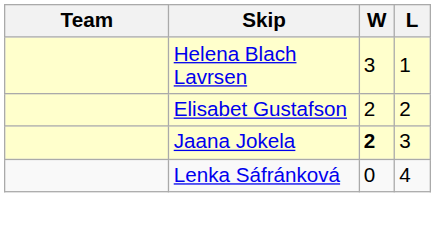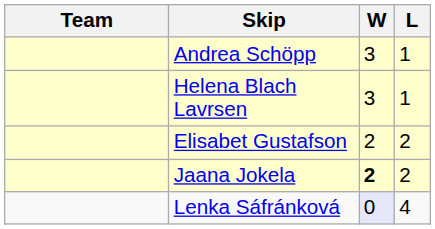+ row: (245, 53)
(405, 142) 3 -> (405, 175) 2
(370, 175) no background -> (370, 207) lavender background
